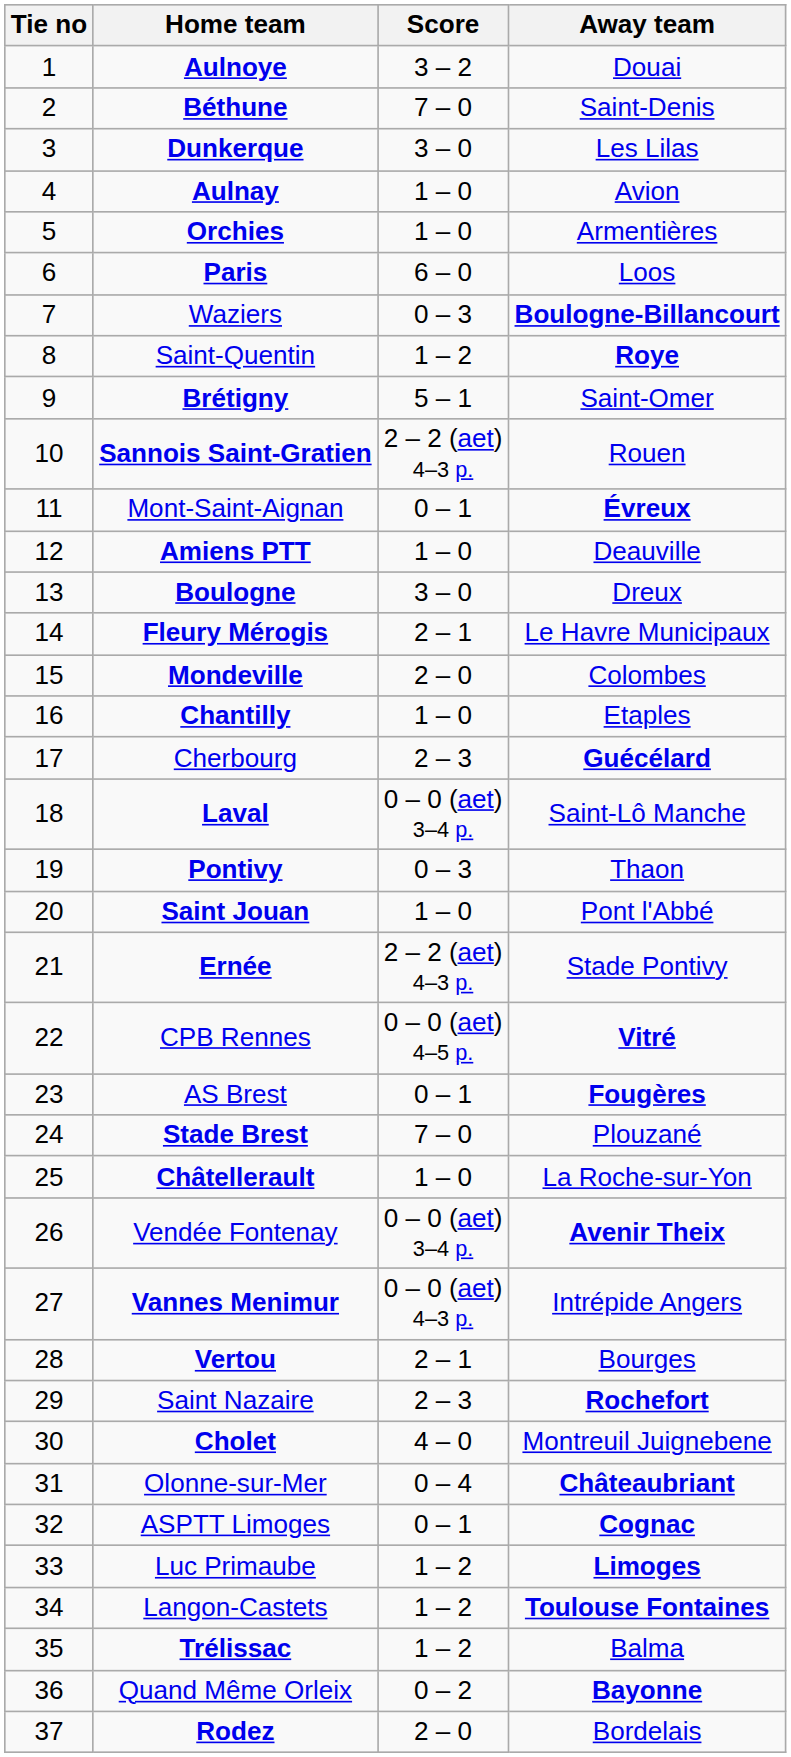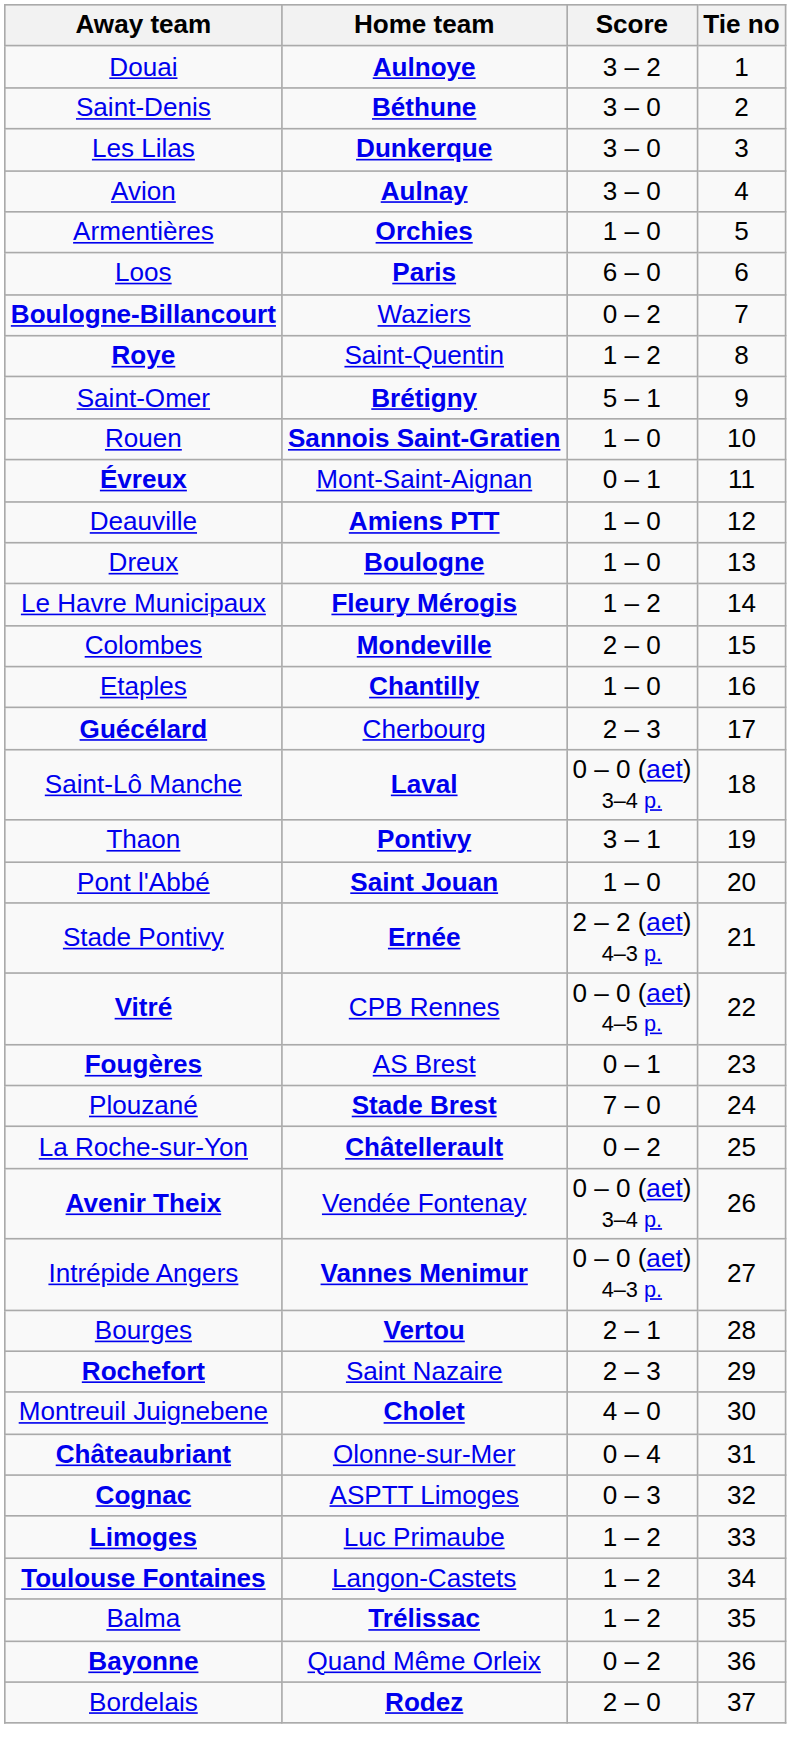columns swapped: (49, 25) <-> (647, 25)
(443, 107) 7 – 0 -> (632, 107) 3 – 0
(443, 190) 1 – 0 -> (632, 190) 3 – 0
(443, 314) 0 – 3 -> (632, 314) 0 – 2
(443, 453) 2 – 2 (aet) 4–3 p. -> (632, 438) 1 – 0
(443, 592) 3 – 0 -> (632, 562) 1 – 0
(443, 633) 2 – 1 -> (632, 604) 1 – 2
(443, 869) 0 – 3 -> (632, 840) 3 – 1
(443, 1176) 1 – 0 -> (632, 1147) 0 – 2
(443, 1524) 0 – 1 -> (632, 1495) 0 – 3
